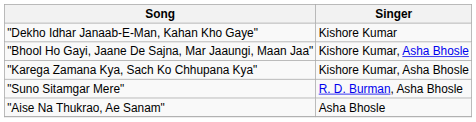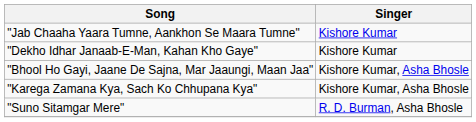+ row: (153, 33)
- row: (86, 108)
